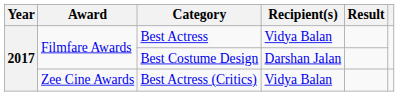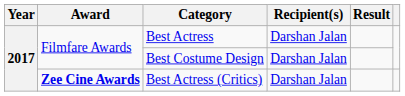(298, 36) Vidya Balan -> (308, 36) Darshan Jalan
(88, 79) normal -> (90, 79) bold
(298, 79) Vidya Balan -> (308, 79) Darshan Jalan
